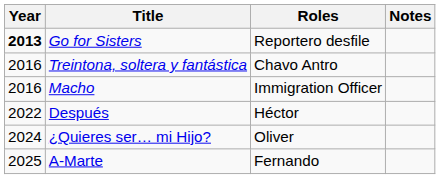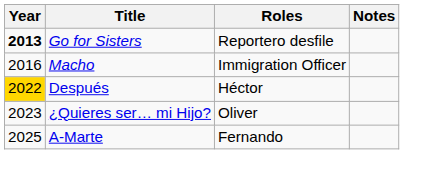- row: (148, 64)
(25, 112) no background -> (25, 88) gold background
(25, 137) 2024 -> (25, 112) 2023
